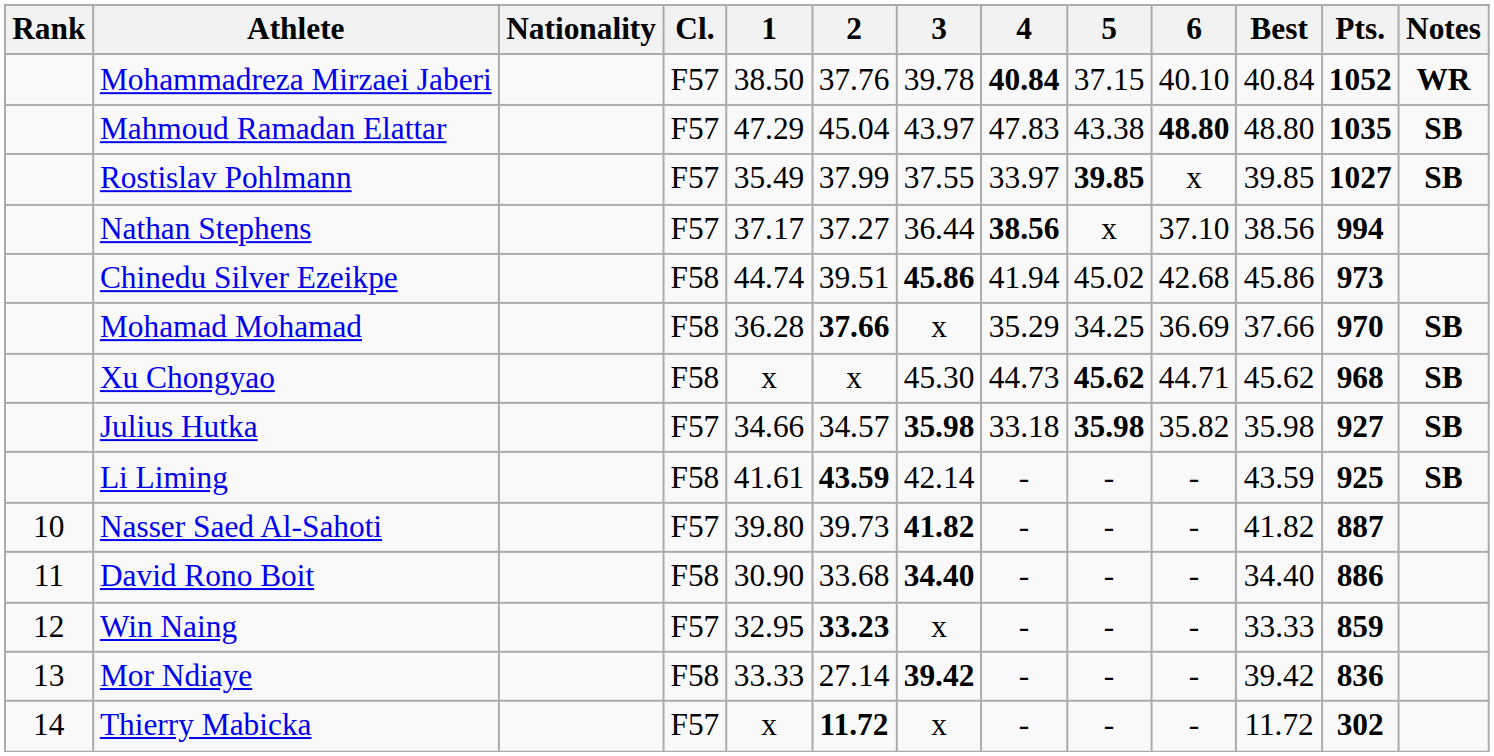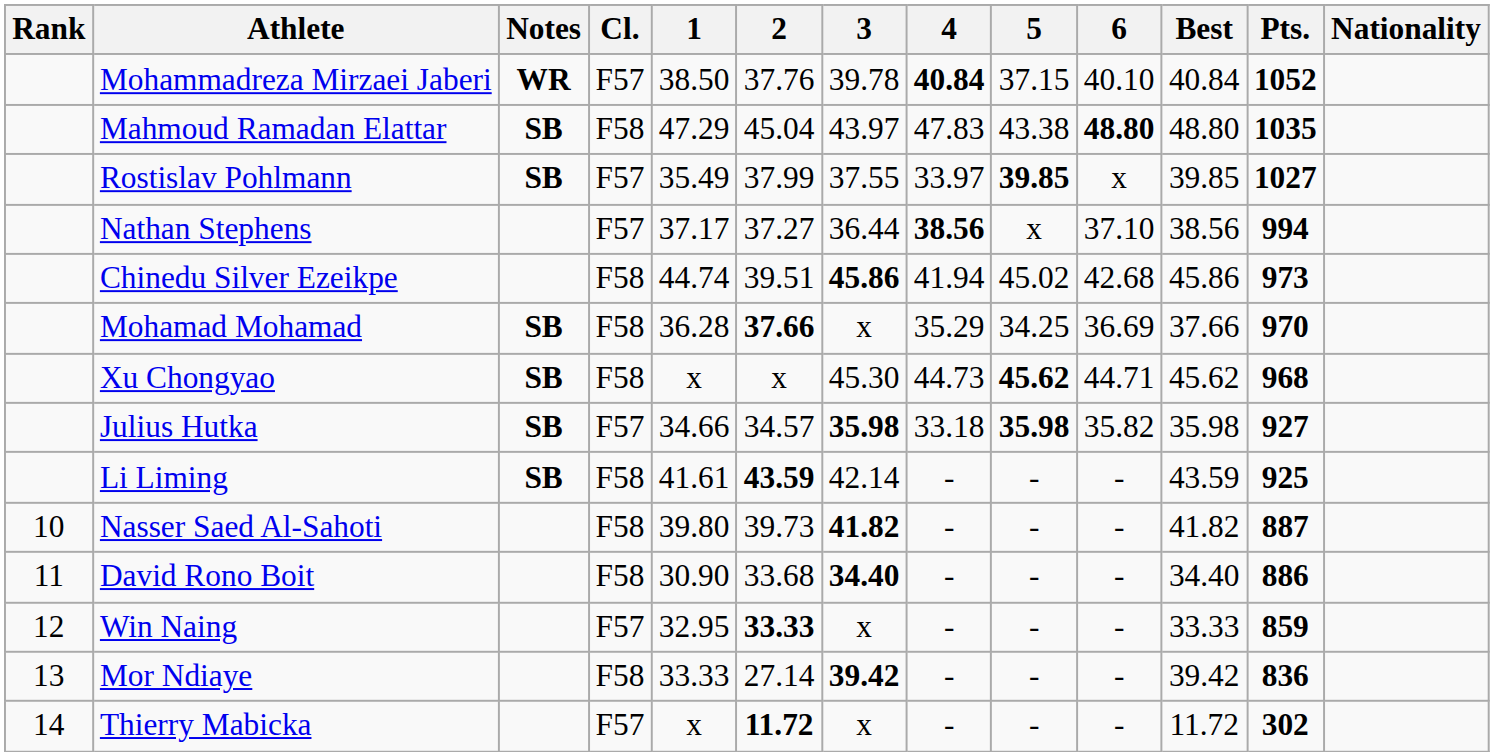columns swapped: (581, 29) <-> (1443, 29)
(695, 128) F57 -> (620, 128) F58
(695, 526) F57 -> (620, 526) F58
(854, 626) 33.23 -> (779, 626) 33.33
